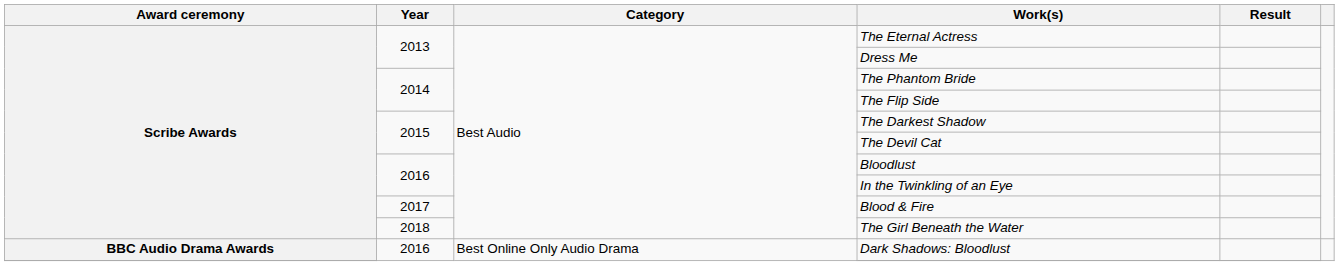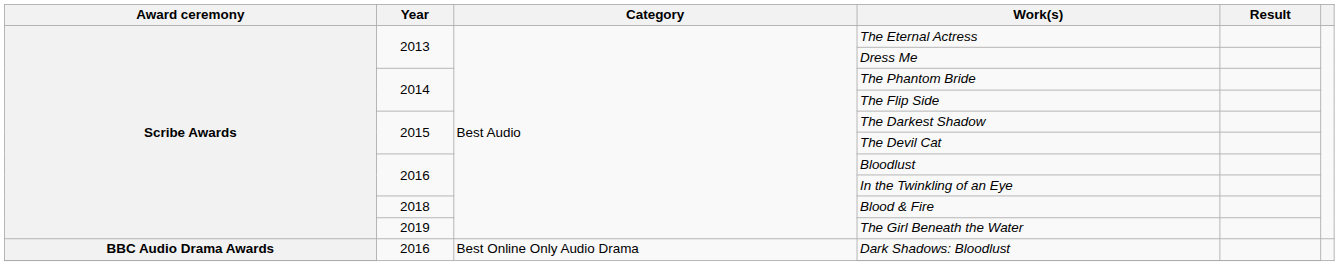(415, 206) 2017 -> (415, 206) 2018
(415, 228) 2018 -> (415, 228) 2019
